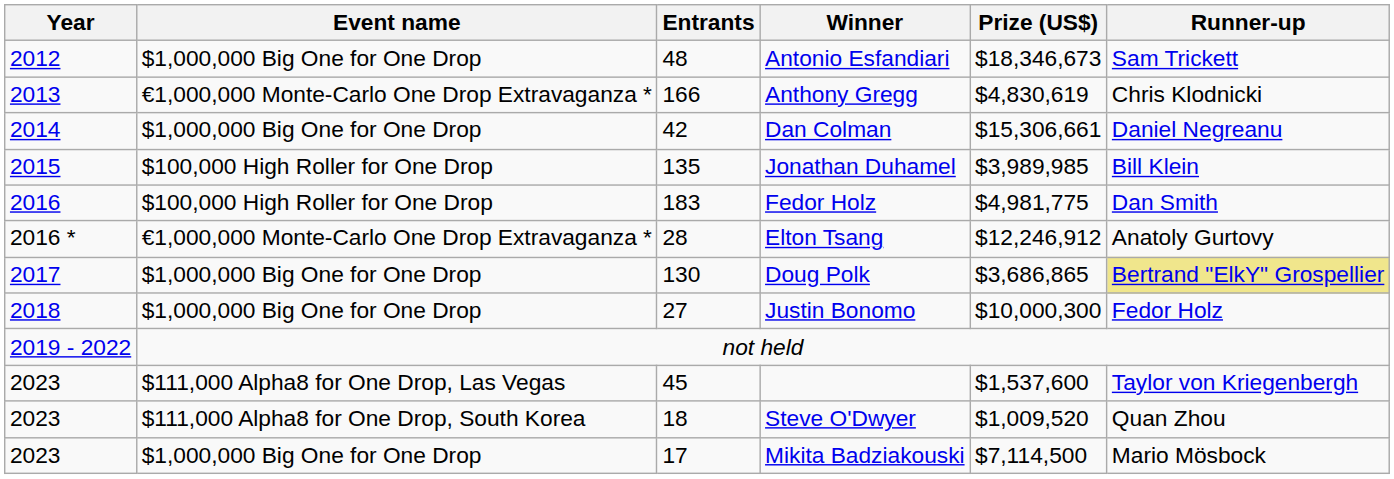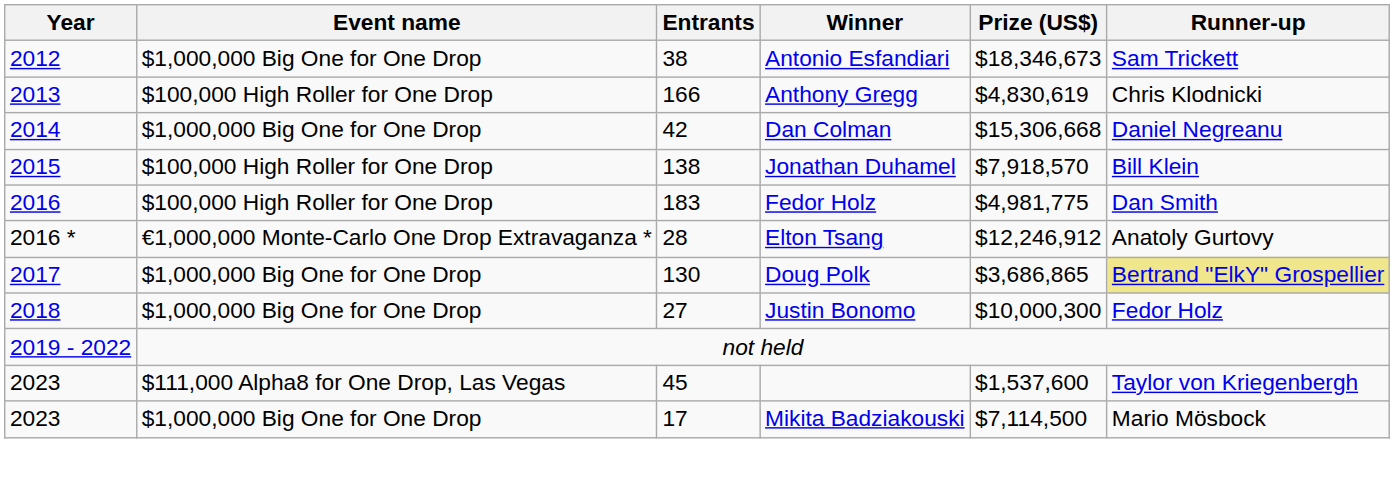(675, 58) 48 -> (675, 58) 38
(397, 94) €1,000,000 Monte-Carlo One Drop Extravaganza * -> (317, 94) $100,000 High Roller for One Drop
(1038, 130) $15,306,661 -> (1038, 130) $15,306,668
(681, 166) 135 -> (681, 166) 138
(1032, 166) $3,989,985 -> (1032, 166) $7,918,570
- row: (840, 418)
